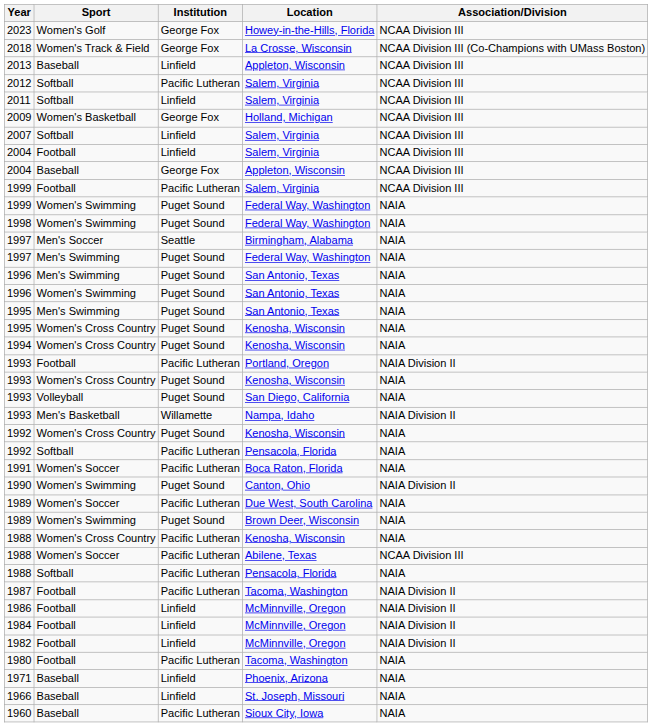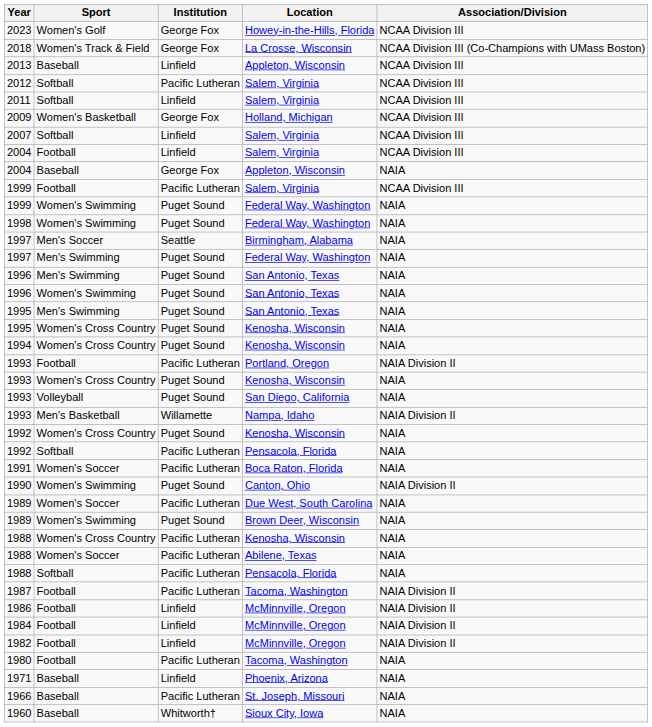(422, 170) NCAA Division III -> (392, 170) NAIA
(422, 556) NCAA Division III -> (392, 556) NAIA
(178, 696) Linfield -> (200, 696) Pacific Lutheran
(200, 713) Pacific Lutheran -> (188, 713) Whitworth†
